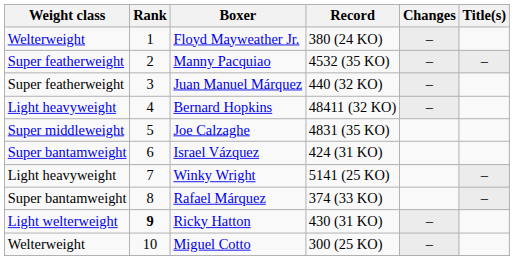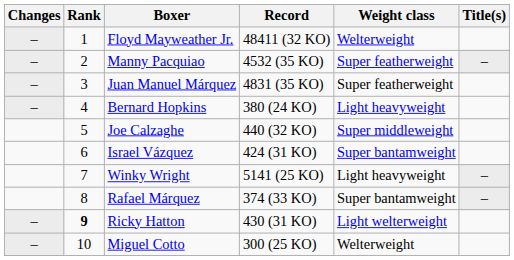columns swapped: (429, 15) <-> (67, 15)
(346, 38) 380 (24 KO) -> (287, 38) 48411 (32 KO)
(346, 84) 440 (32 KO) -> (283, 84) 4831 (35 KO)
(353, 107) 48411 (32 KO) -> (280, 107) 380 (24 KO)
(349, 130) 4831 (35 KO) -> (280, 130) 440 (32 KO)
